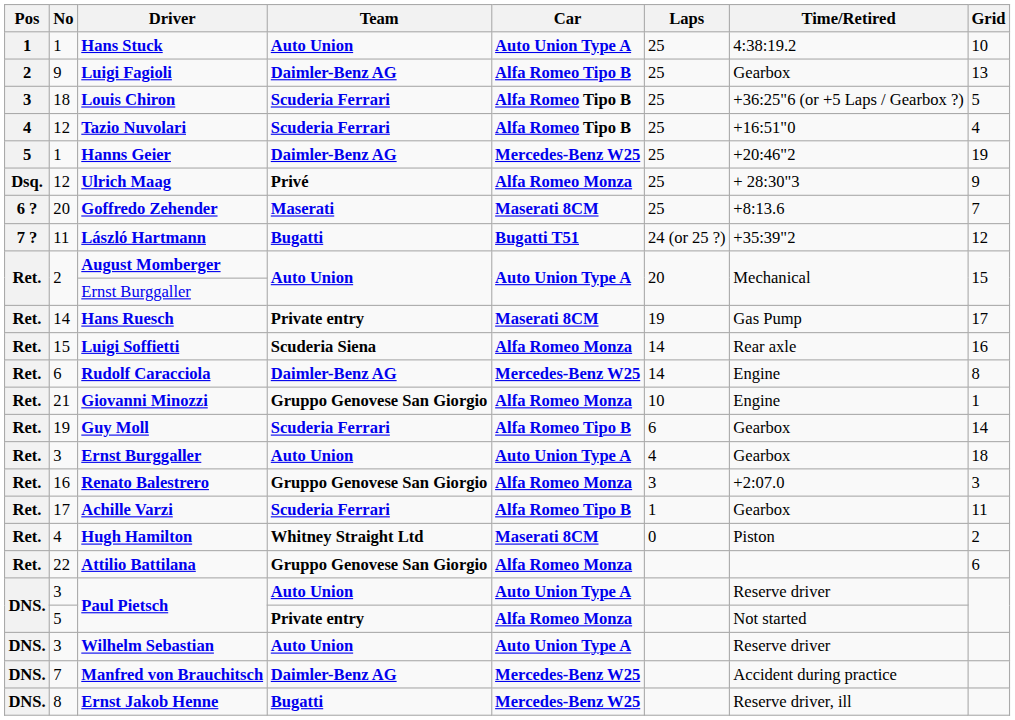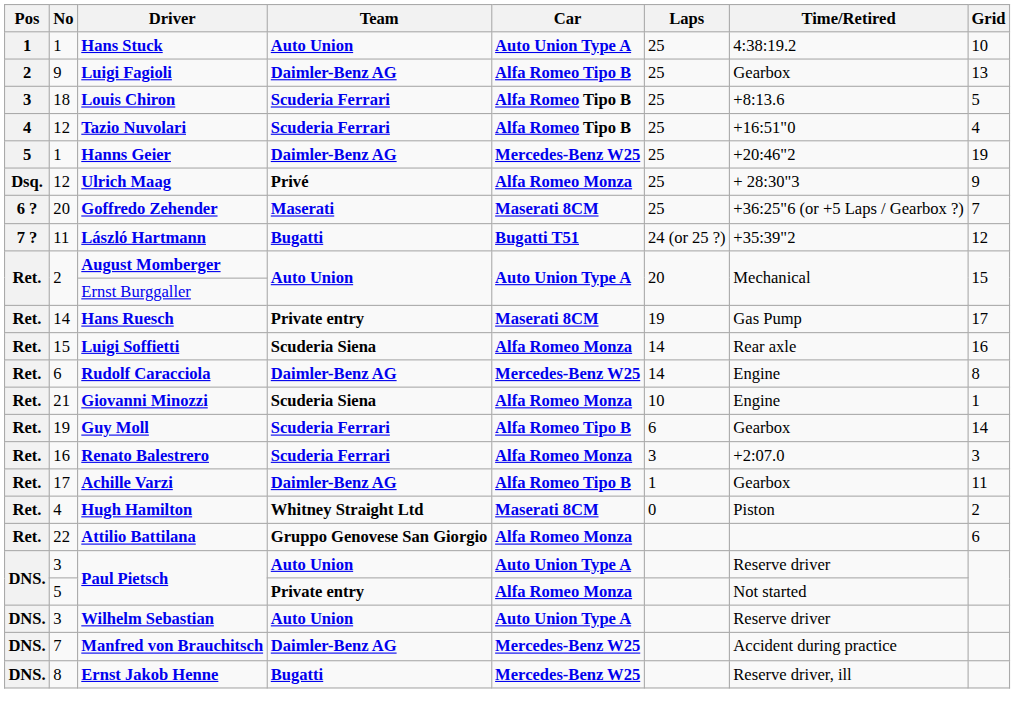(849, 100) +36:25"6 (or +5 Laps / Gearbox ?) -> (759, 100) +8:13.6
(759, 209) +8:13.6 -> (849, 209) +36:25"6 (or +5 Laps / Gearbox ?)
(379, 400) Gruppo Genovese San Giorgio -> (323, 400) Scuderia Siena
- row: (57, 455)
(379, 482) Gruppo Genovese San Giorgio -> (330, 455) Scuderia Ferrari
(330, 510) Scuderia Ferrari -> (334, 482) Daimler-Benz AG
